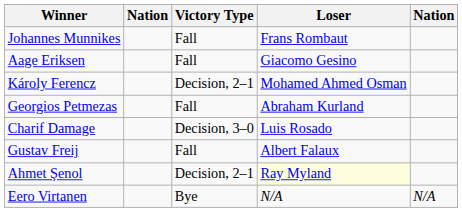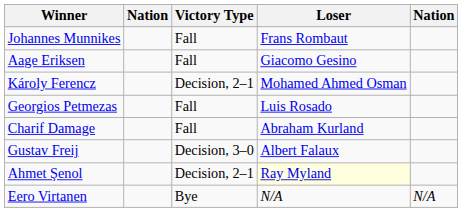(312, 106) Abraham Kurland -> (296, 106) Luis Rosado
(214, 128) Decision, 3–0 -> (186, 128) Fall
(296, 128) Luis Rosado -> (312, 128) Abraham Kurland
(186, 151) Fall -> (214, 151) Decision, 3–0
